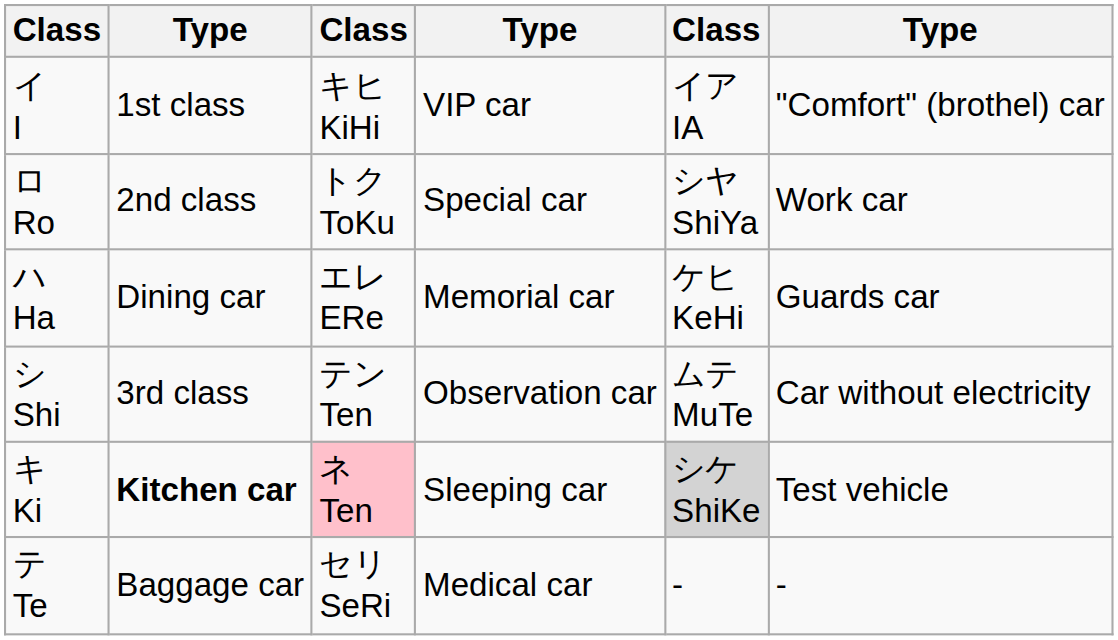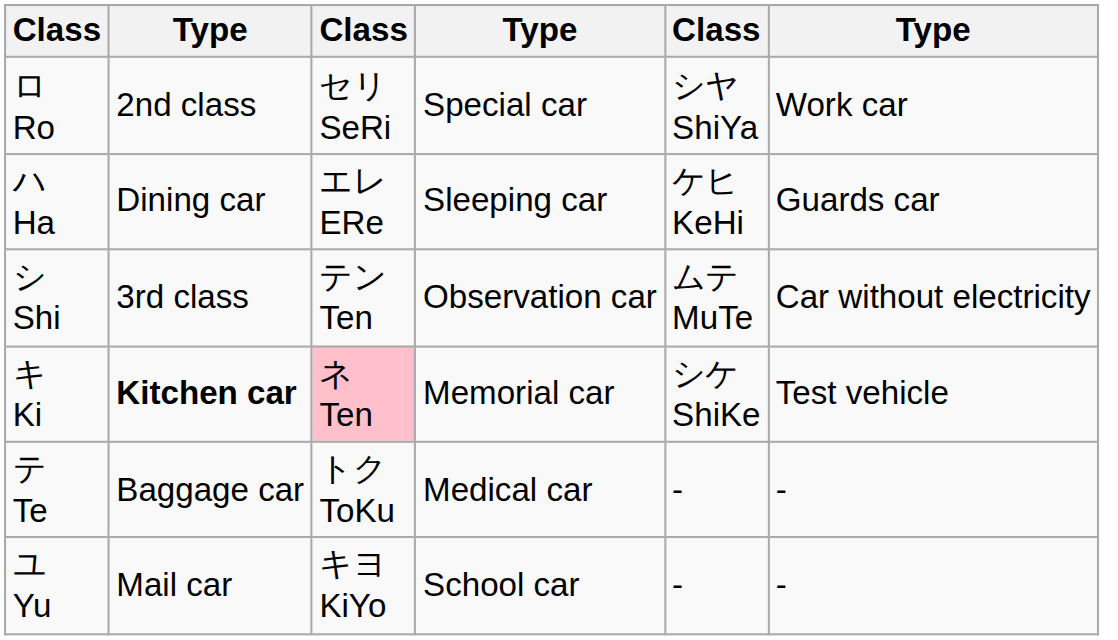- row: (29, 106)
(357, 202) トク ToKu -> (355, 106) セリ SeRi
(519, 297) Memorial car -> (515, 201) Sleeping car
(515, 489) Sleeping car -> (519, 393) Memorial car
(716, 490) lightgrey background -> (716, 394) no background
(355, 586) セリ SeRi -> (357, 490) トク ToKu
+ row: (32, 586)
